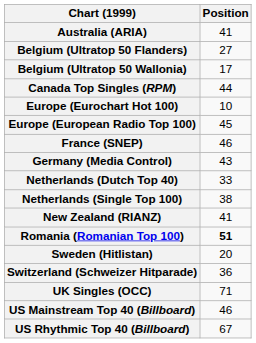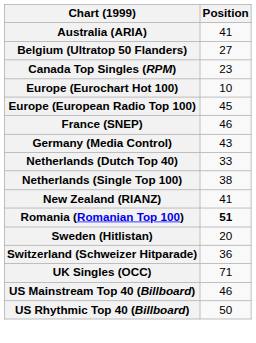- row: (102, 69)
(226, 87) 44 -> (226, 69) 23
(226, 328) 67 -> (226, 310) 50
